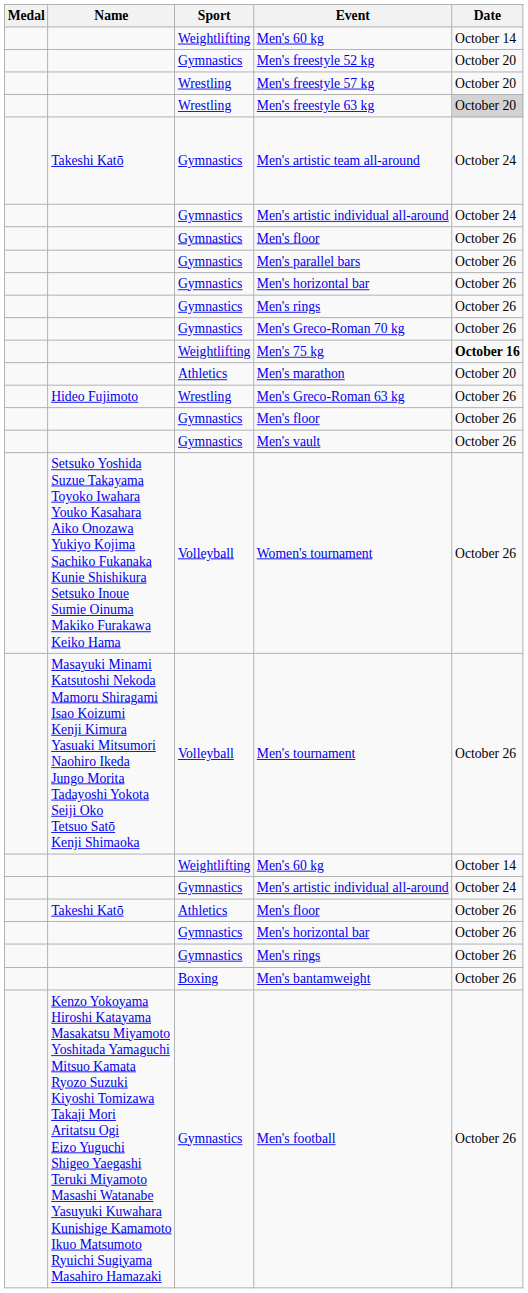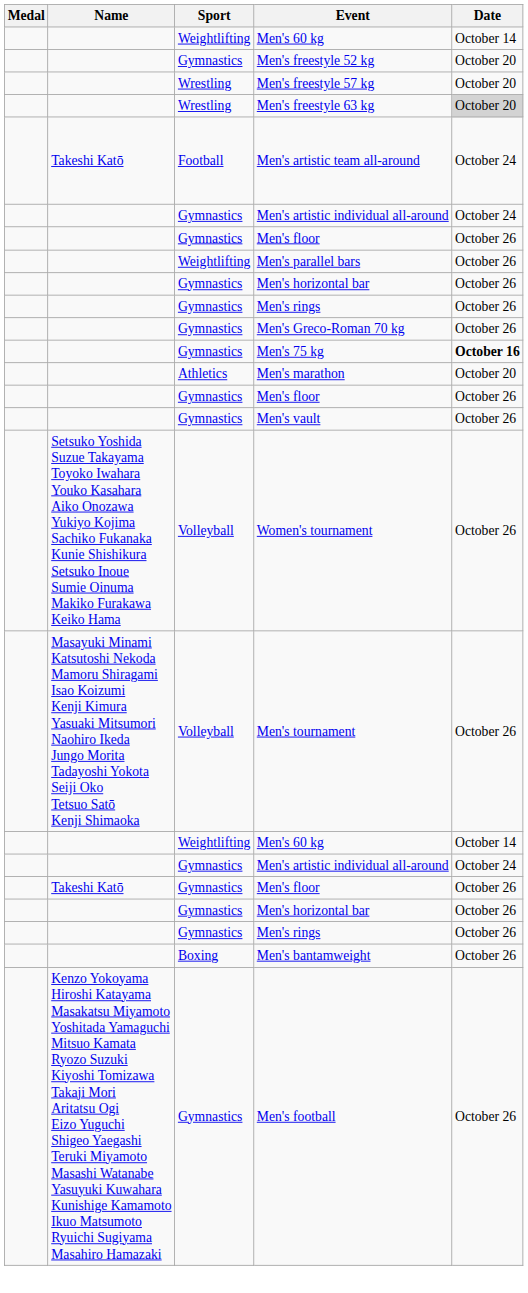(210, 161) Gymnastics -> (201, 161) Football
(210, 261) Gymnastics -> (214, 261) Weightlifting
(214, 351) Weightlifting -> (210, 351) Gymnastics
- row: (95, 396)
(203, 910) Athletics -> (210, 888) Gymnastics
